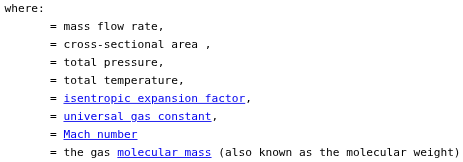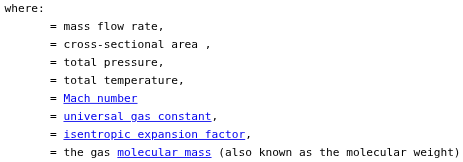rows swapped: (151, 98) <-> (94, 134)
